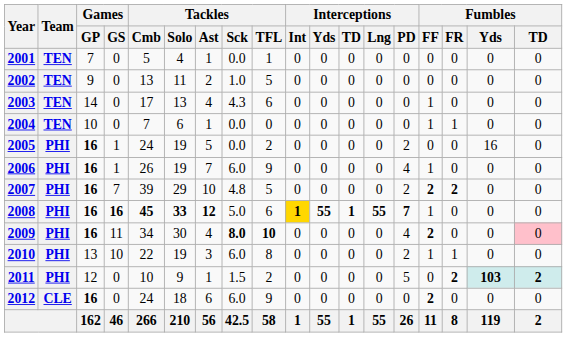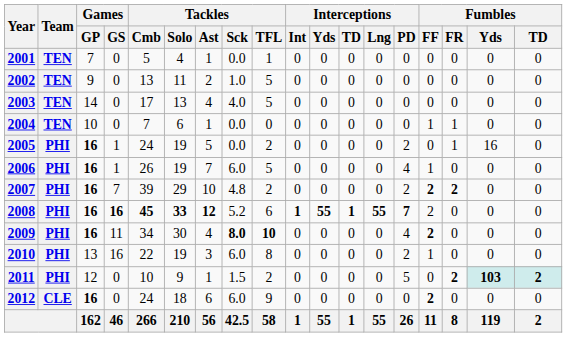(237, 102) 4.3 -> (237, 102) 4.0
(269, 102) 6 -> (269, 102) 5
(430, 102) 1 -> (430, 102) 0
(454, 146) 0 -> (454, 146) 1
(269, 168) 9 -> (269, 168) 5
(269, 189) 5 -> (269, 189) 2
(237, 211) 5.0 -> (237, 211) 5.2
(297, 211) gold background -> (297, 211) no background
(430, 211) 1 -> (430, 211) 2
(538, 233) pink background -> (538, 233) no background
(116, 255) 10 -> (116, 255) 16
(454, 255) 1 -> (454, 255) 0
